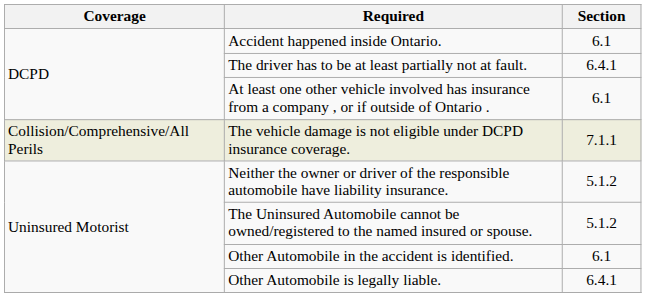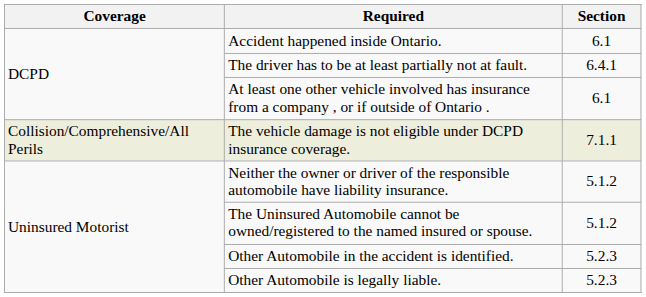(602, 256) 6.1 -> (602, 256) 5.2.3
(602, 280) 6.4.1 -> (602, 280) 5.2.3
